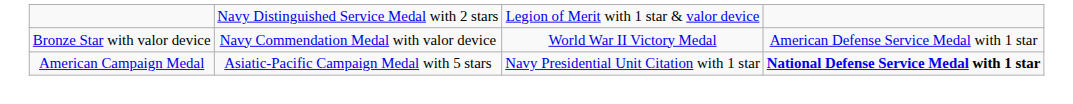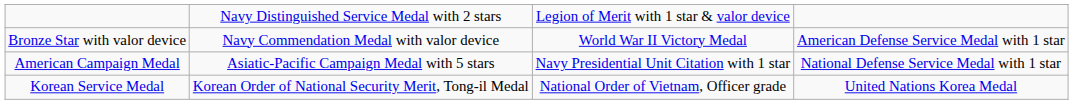(903, 63) bold -> (931, 63) normal
+ row: (97, 87)
